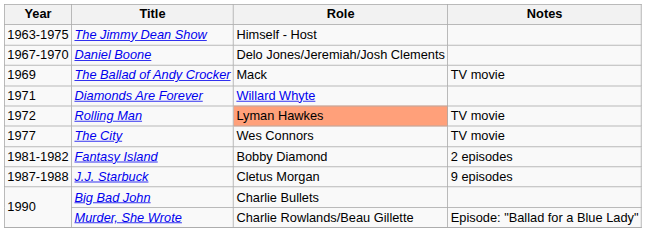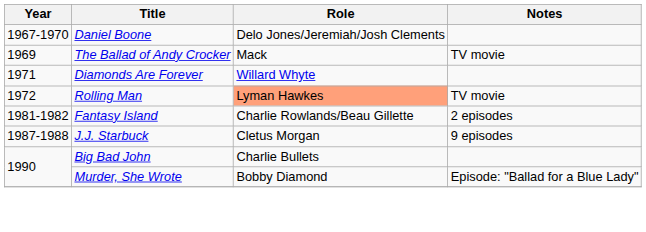- row: (141, 34)
- row: (98, 136)
(282, 156) Bobby Diamond -> (325, 116) Charlie Rowlands/Beau Gillette
(325, 217) Charlie Rowlands/Beau Gillette -> (282, 177) Bobby Diamond
